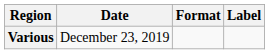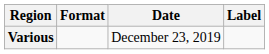columns swapped: (115, 15) <-> (198, 15)
